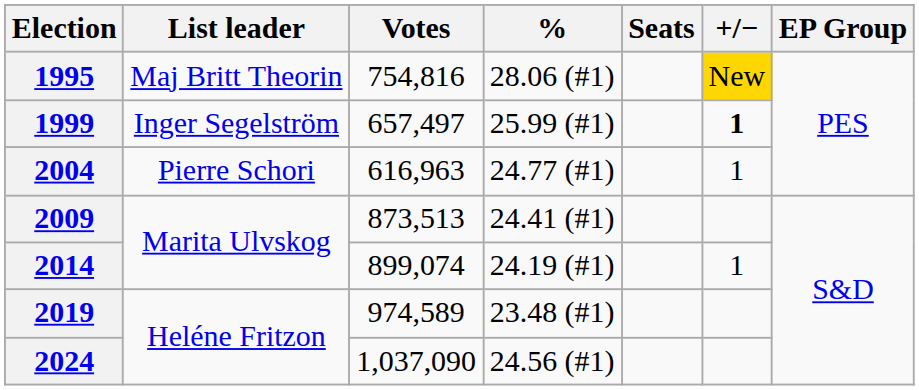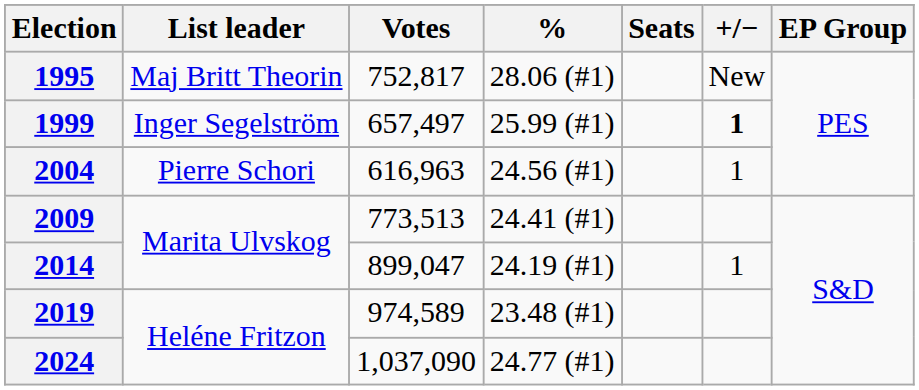(416, 75) 754,816 -> (416, 75) 752,817
(737, 75) gold background -> (737, 75) no background
(552, 170) 24.77 (#1) -> (552, 170) 24.56 (#1)
(416, 218) 873,513 -> (416, 218) 773,513
(416, 265) 899,074 -> (416, 265) 899,047
(552, 360) 24.56 (#1) -> (552, 360) 24.77 (#1)
